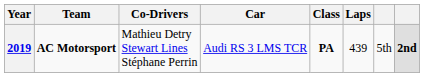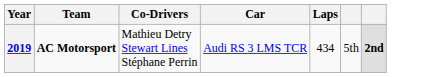- column: (326, 14)
(358, 48) 439 -> (325, 48) 434
